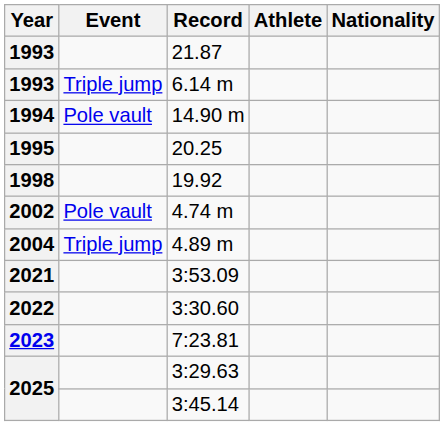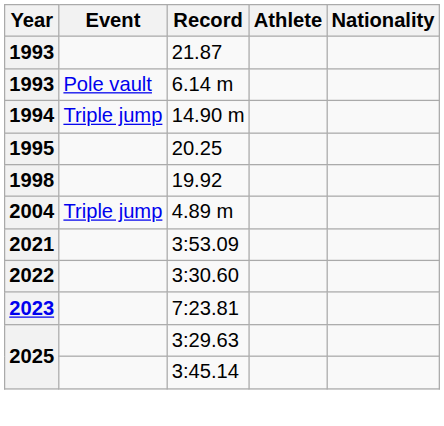(113, 84) Triple jump -> (108, 84) Pole vault
(108, 116) Pole vault -> (113, 116) Triple jump
- row: (202, 212)
